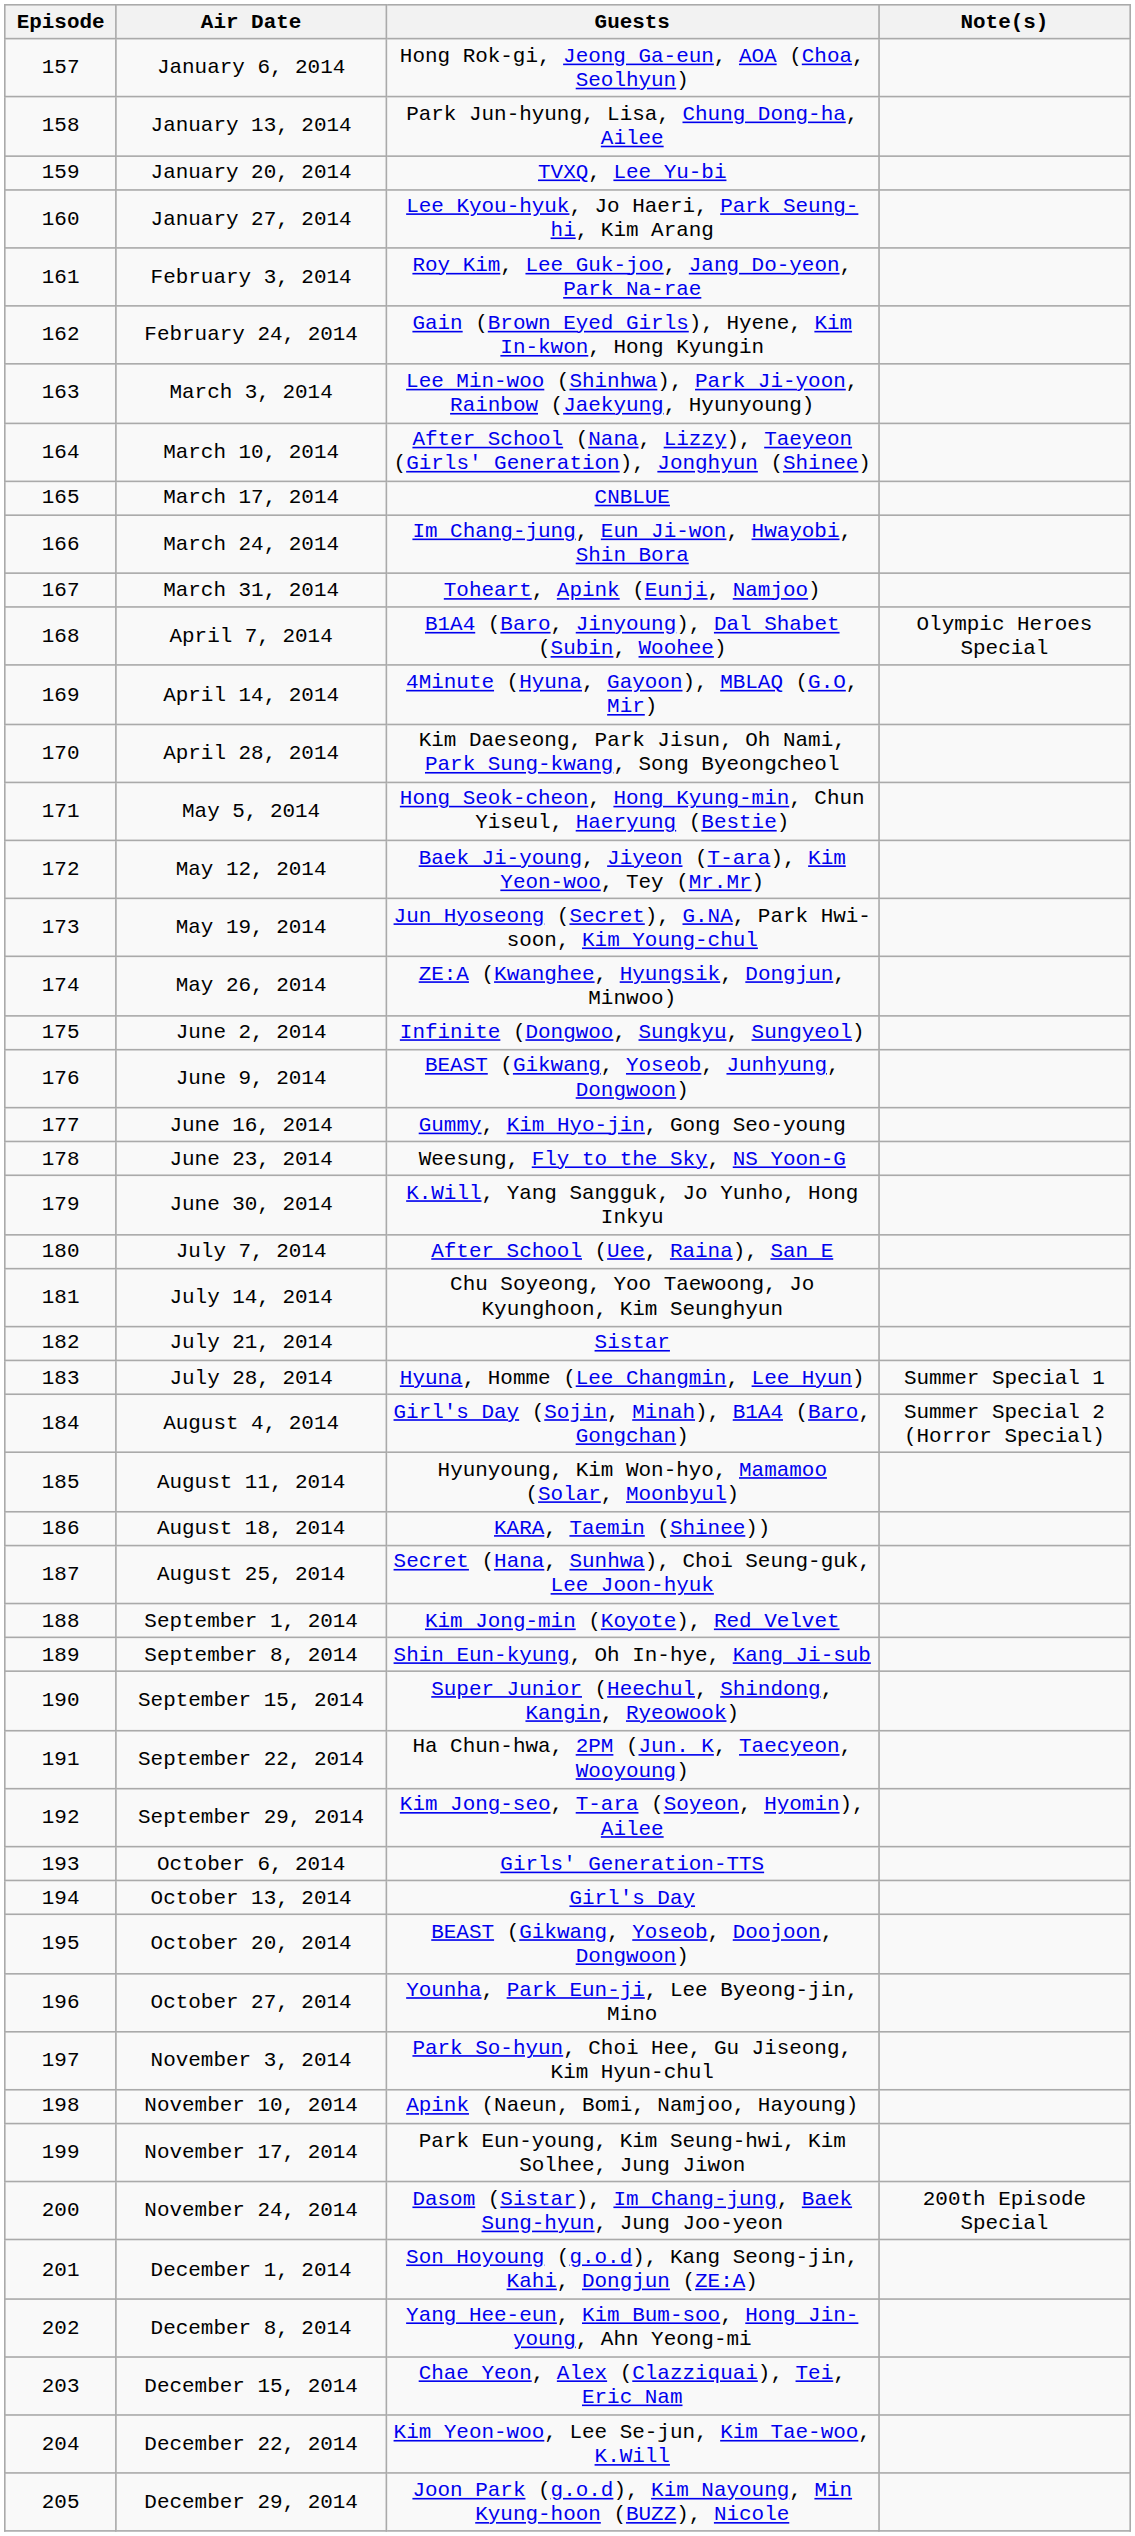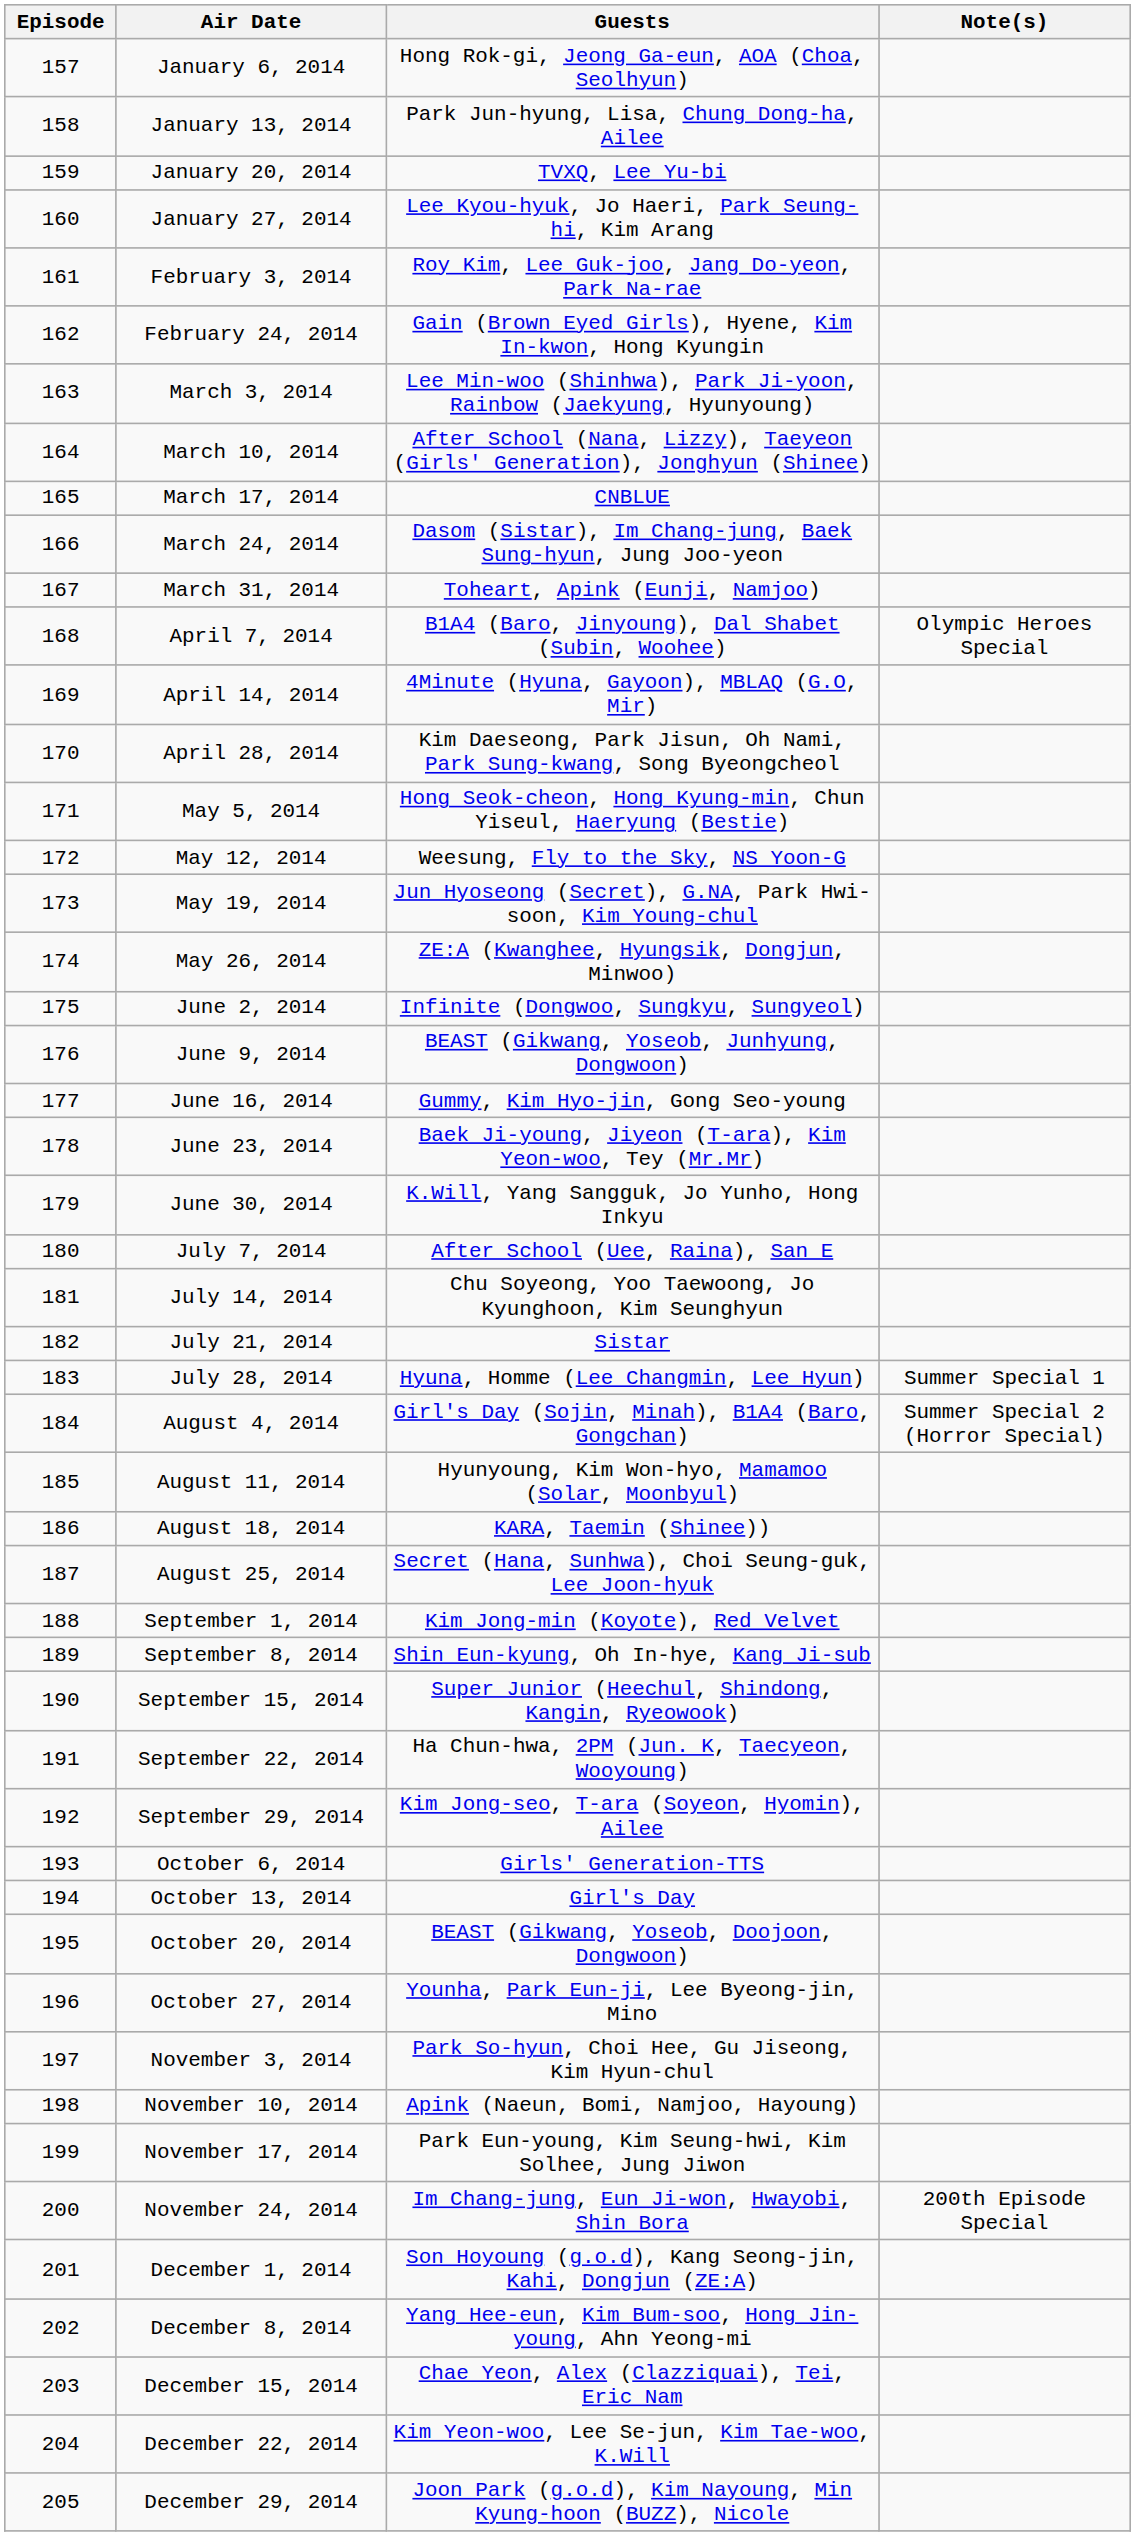(632, 544) Im Chang-jung, Eun Ji-won, Hwayobi, Shin Bora -> (632, 544) Dasom (Sistar), Im Chang-jung, Baek Sung-hyun, Jung Joo-yeon
(632, 870) Baek Ji-young, Jiyeon (T-ara), Kim Yeon-woo, Tey (Mr.Mr) -> (632, 857) Weesung, Fly to the Sky, NS Yoon-G
(632, 1159) Weesung, Fly to the Sky, NS Yoon-G -> (632, 1147) Baek Ji-young, Jiyeon (T-ara), Kim Yeon-woo, Tey (Mr.Mr)
(632, 2211) Dasom (Sistar), Im Chang-jung, Baek Sung-hyun, Jung Joo-yeon -> (632, 2211) Im Chang-jung, Eun Ji-won, Hwayobi, Shin Bora
